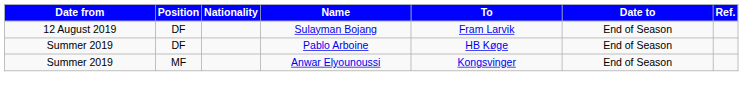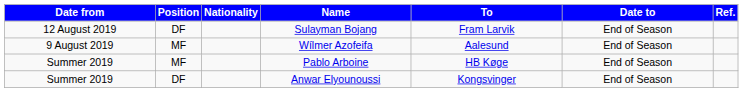+ row: (336, 46)
(178, 46) DF -> (178, 63) MF
(178, 63) MF -> (178, 79) DF
